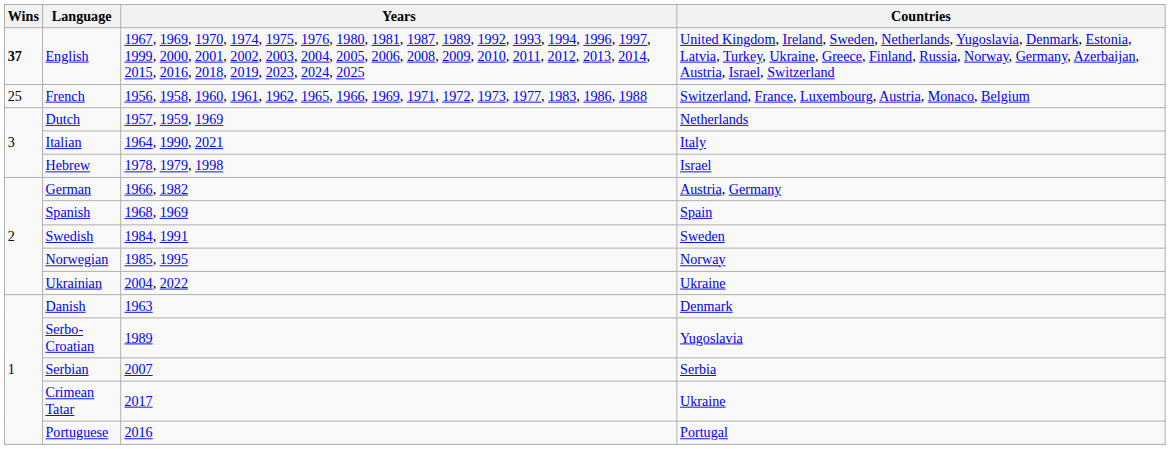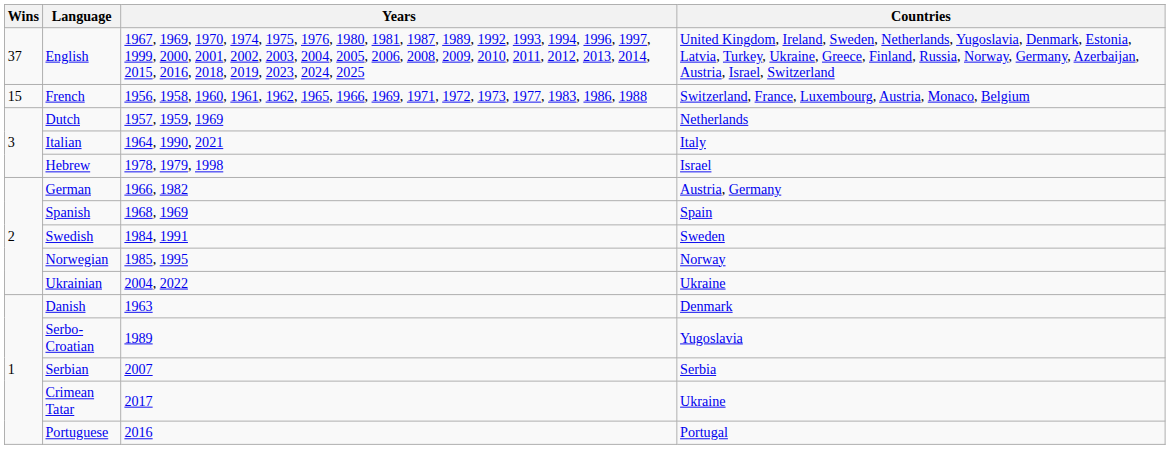(15, 56) bold -> (15, 56) normal
(15, 96) 25 -> (15, 96) 15
